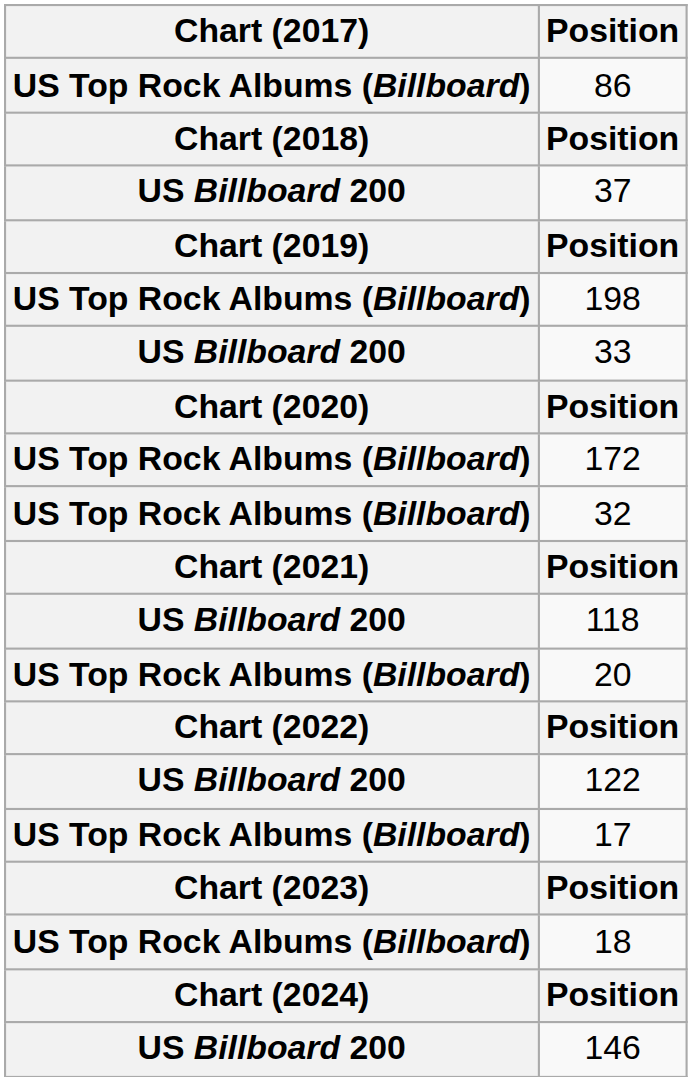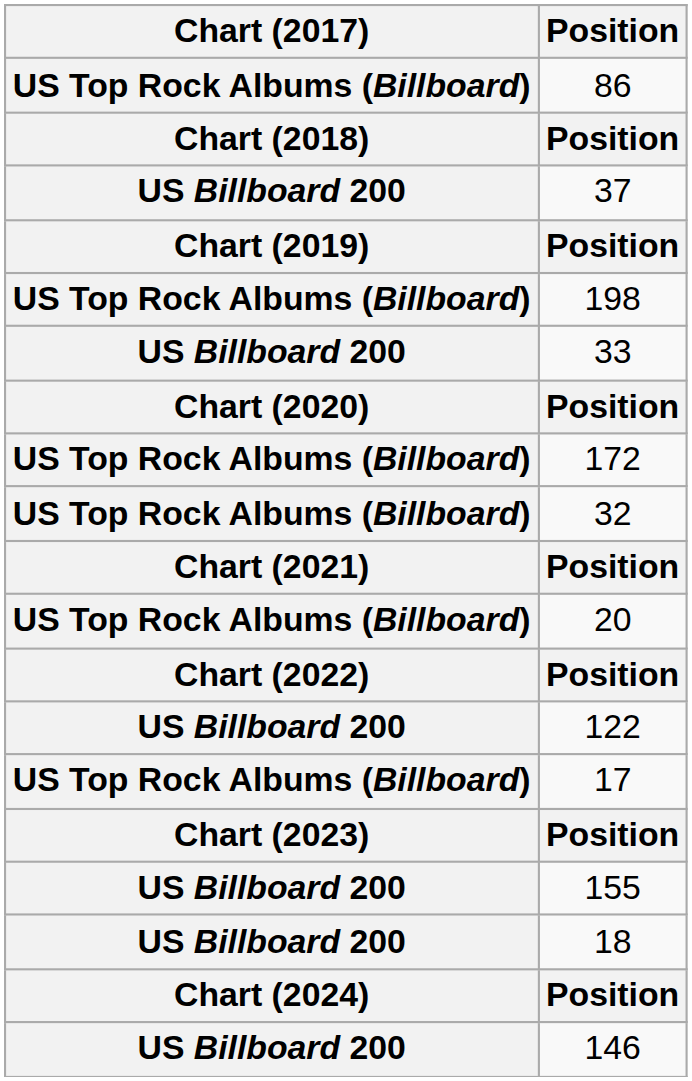- row: (613, 620)
+ row: (613, 887)
(272, 941) US Top Rock Albums (Billboard) -> (272, 941) US Billboard 200
